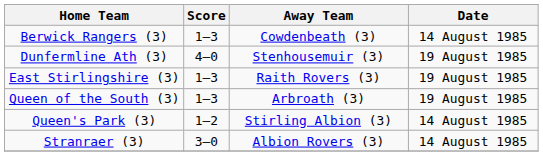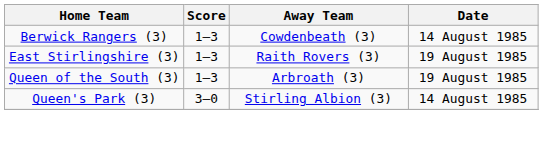- row: (94, 57)
(206, 120) 1–2 -> (206, 99) 3–0
- row: (94, 141)
